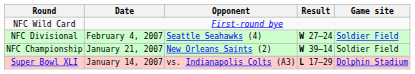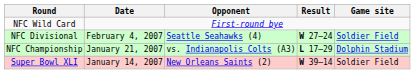(219, 50) New Orleans Saints (2) -> (231, 50) vs. Indianapolis Colts (A3)
(316, 50) W 39–14 -> (316, 50) L 17–29
(367, 50) Soldier Field -> (372, 50) Dolphin Stadium
(231, 62) vs. Indianapolis Colts (A3) -> (219, 62) New Orleans Saints (2)
(316, 62) L 17–29 -> (316, 62) W 39–14
(372, 62) Dolphin Stadium -> (367, 62) Soldier Field
